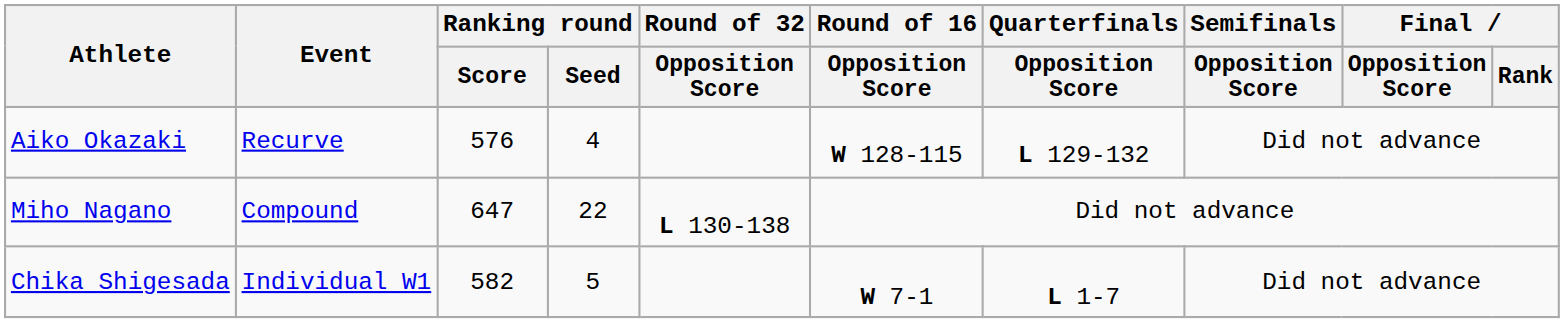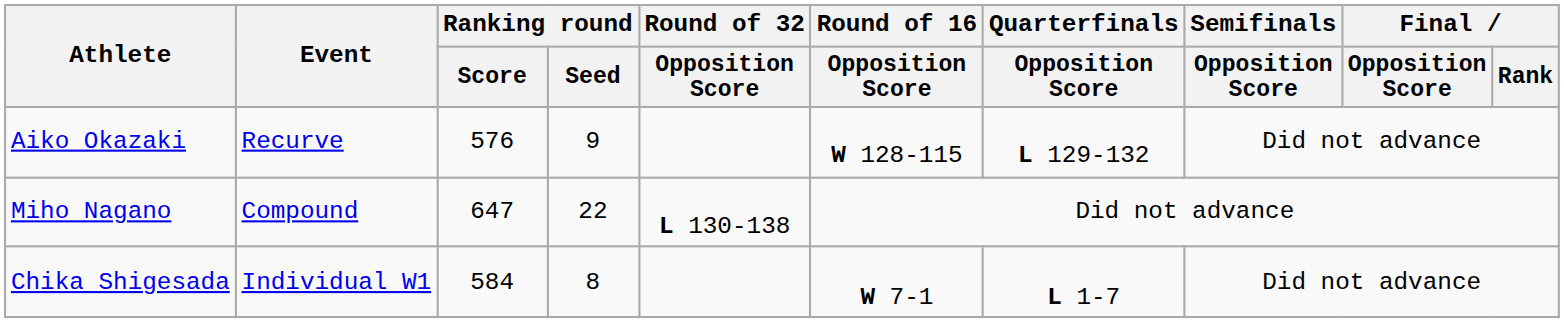(593, 142) 4 -> (593, 142) 9
(492, 282) 582 -> (492, 282) 584
(593, 282) 5 -> (593, 282) 8
